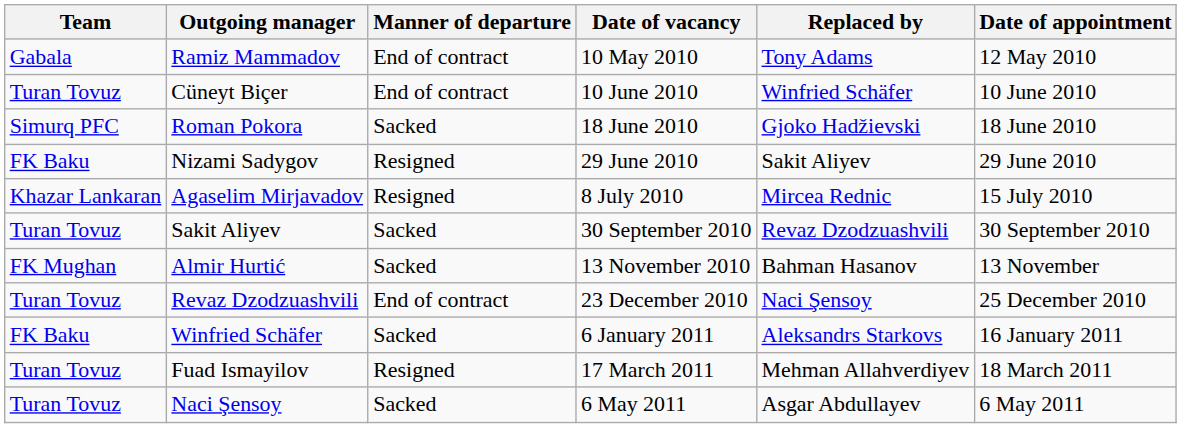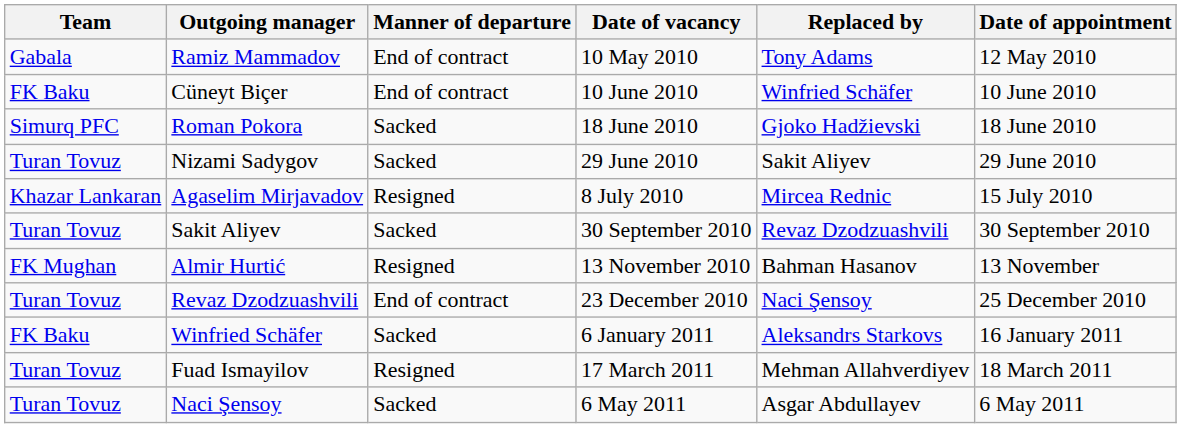(65, 91) Turan Tovuz -> (50, 91) FK Baku
(50, 160) FK Baku -> (65, 160) Turan Tovuz
(414, 160) Resigned -> (405, 160) Sacked
(405, 265) Sacked -> (414, 265) Resigned
